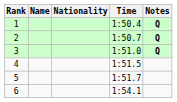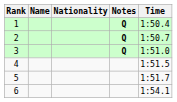columns swapped: (126, 11) <-> (157, 11)
